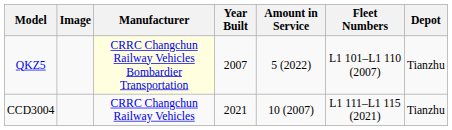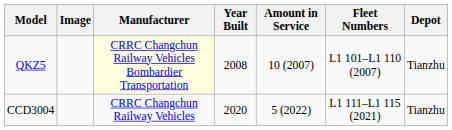(236, 65) 2007 -> (236, 65) 2008
(291, 65) 5 (2022) -> (291, 65) 10 (2007)
(236, 109) 2021 -> (236, 109) 2020
(291, 109) 10 (2007) -> (291, 109) 5 (2022)
